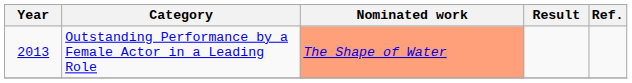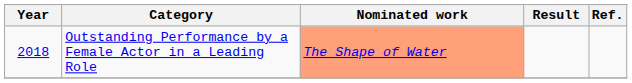(33, 52) 2013 -> (33, 52) 2018
